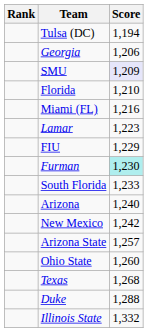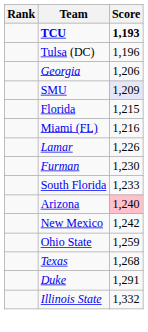+ row: (53, 33)
(126, 33) 1,194 -> (126, 52) 1,196
(126, 90) 1,210 -> (126, 109) 1,215
(126, 128) 1,223 -> (126, 147) 1,226
- row: (50, 147)
(126, 166) paleturquoise background -> (126, 166) no background
(126, 204) no background -> (126, 204) pink background
- row: (74, 242)
(126, 261) 1,260 -> (126, 242) 1,259
(126, 299) 1,288 -> (126, 280) 1,291
